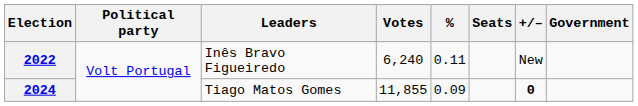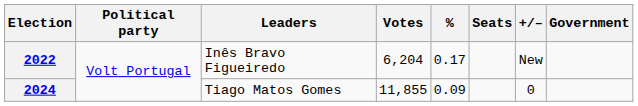(403, 60) 6,240 -> (403, 60) 6,204
(450, 60) 0.11 -> (450, 60) 0.17
(531, 90) bold -> (531, 90) normal
